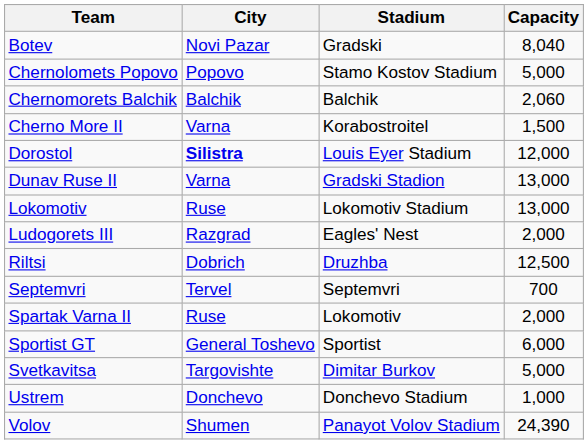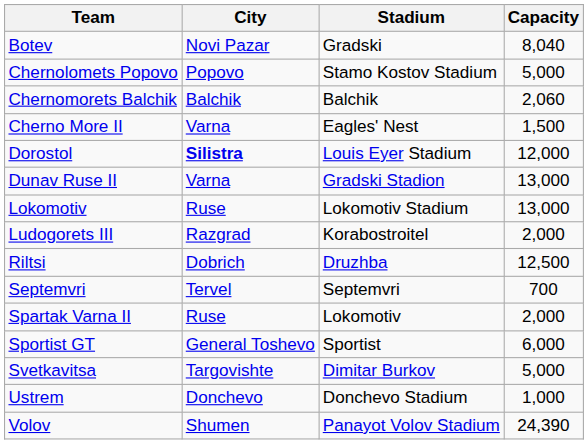(376, 126) Korabostroitel -> (371, 126) Eagles' Nest
(371, 235) Eagles' Nest -> (376, 235) Korabostroitel
